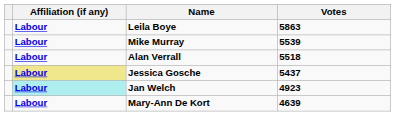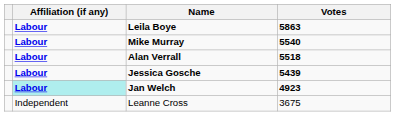(290, 42) 5539 -> (290, 42) 5540
(31, 73) khaki background -> (31, 73) no background
(290, 73) 5437 -> (290, 73) 5439
- row: (169, 103)
+ row: (158, 103)
